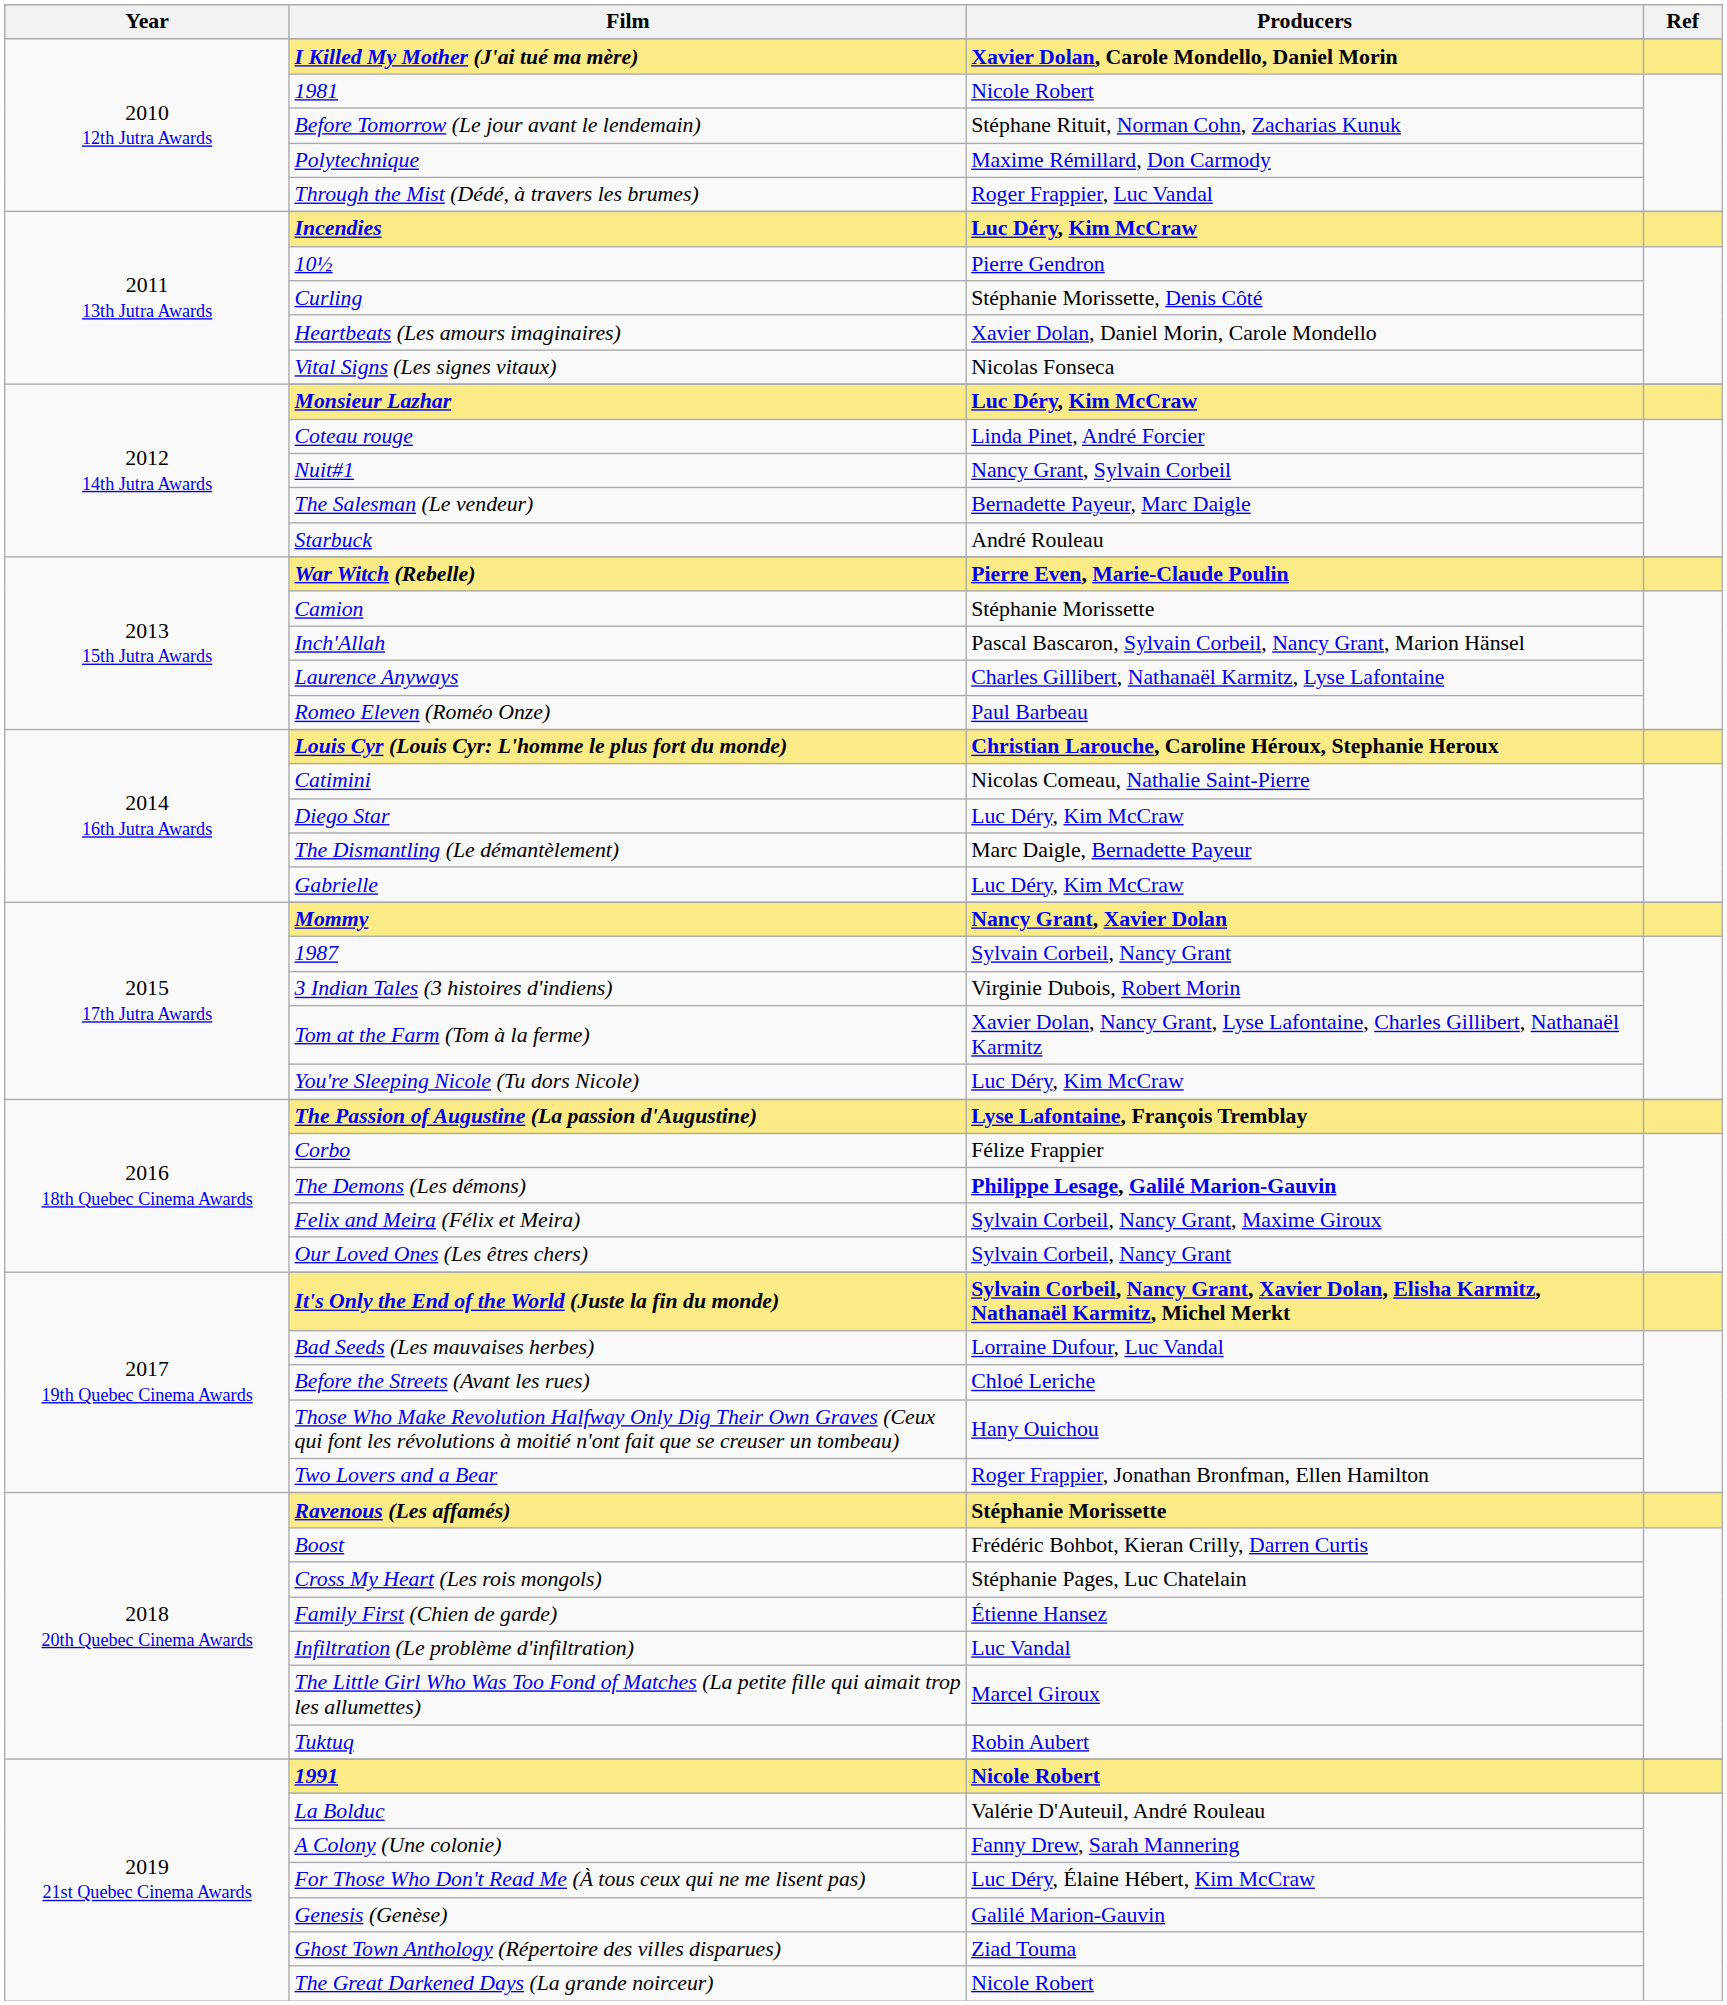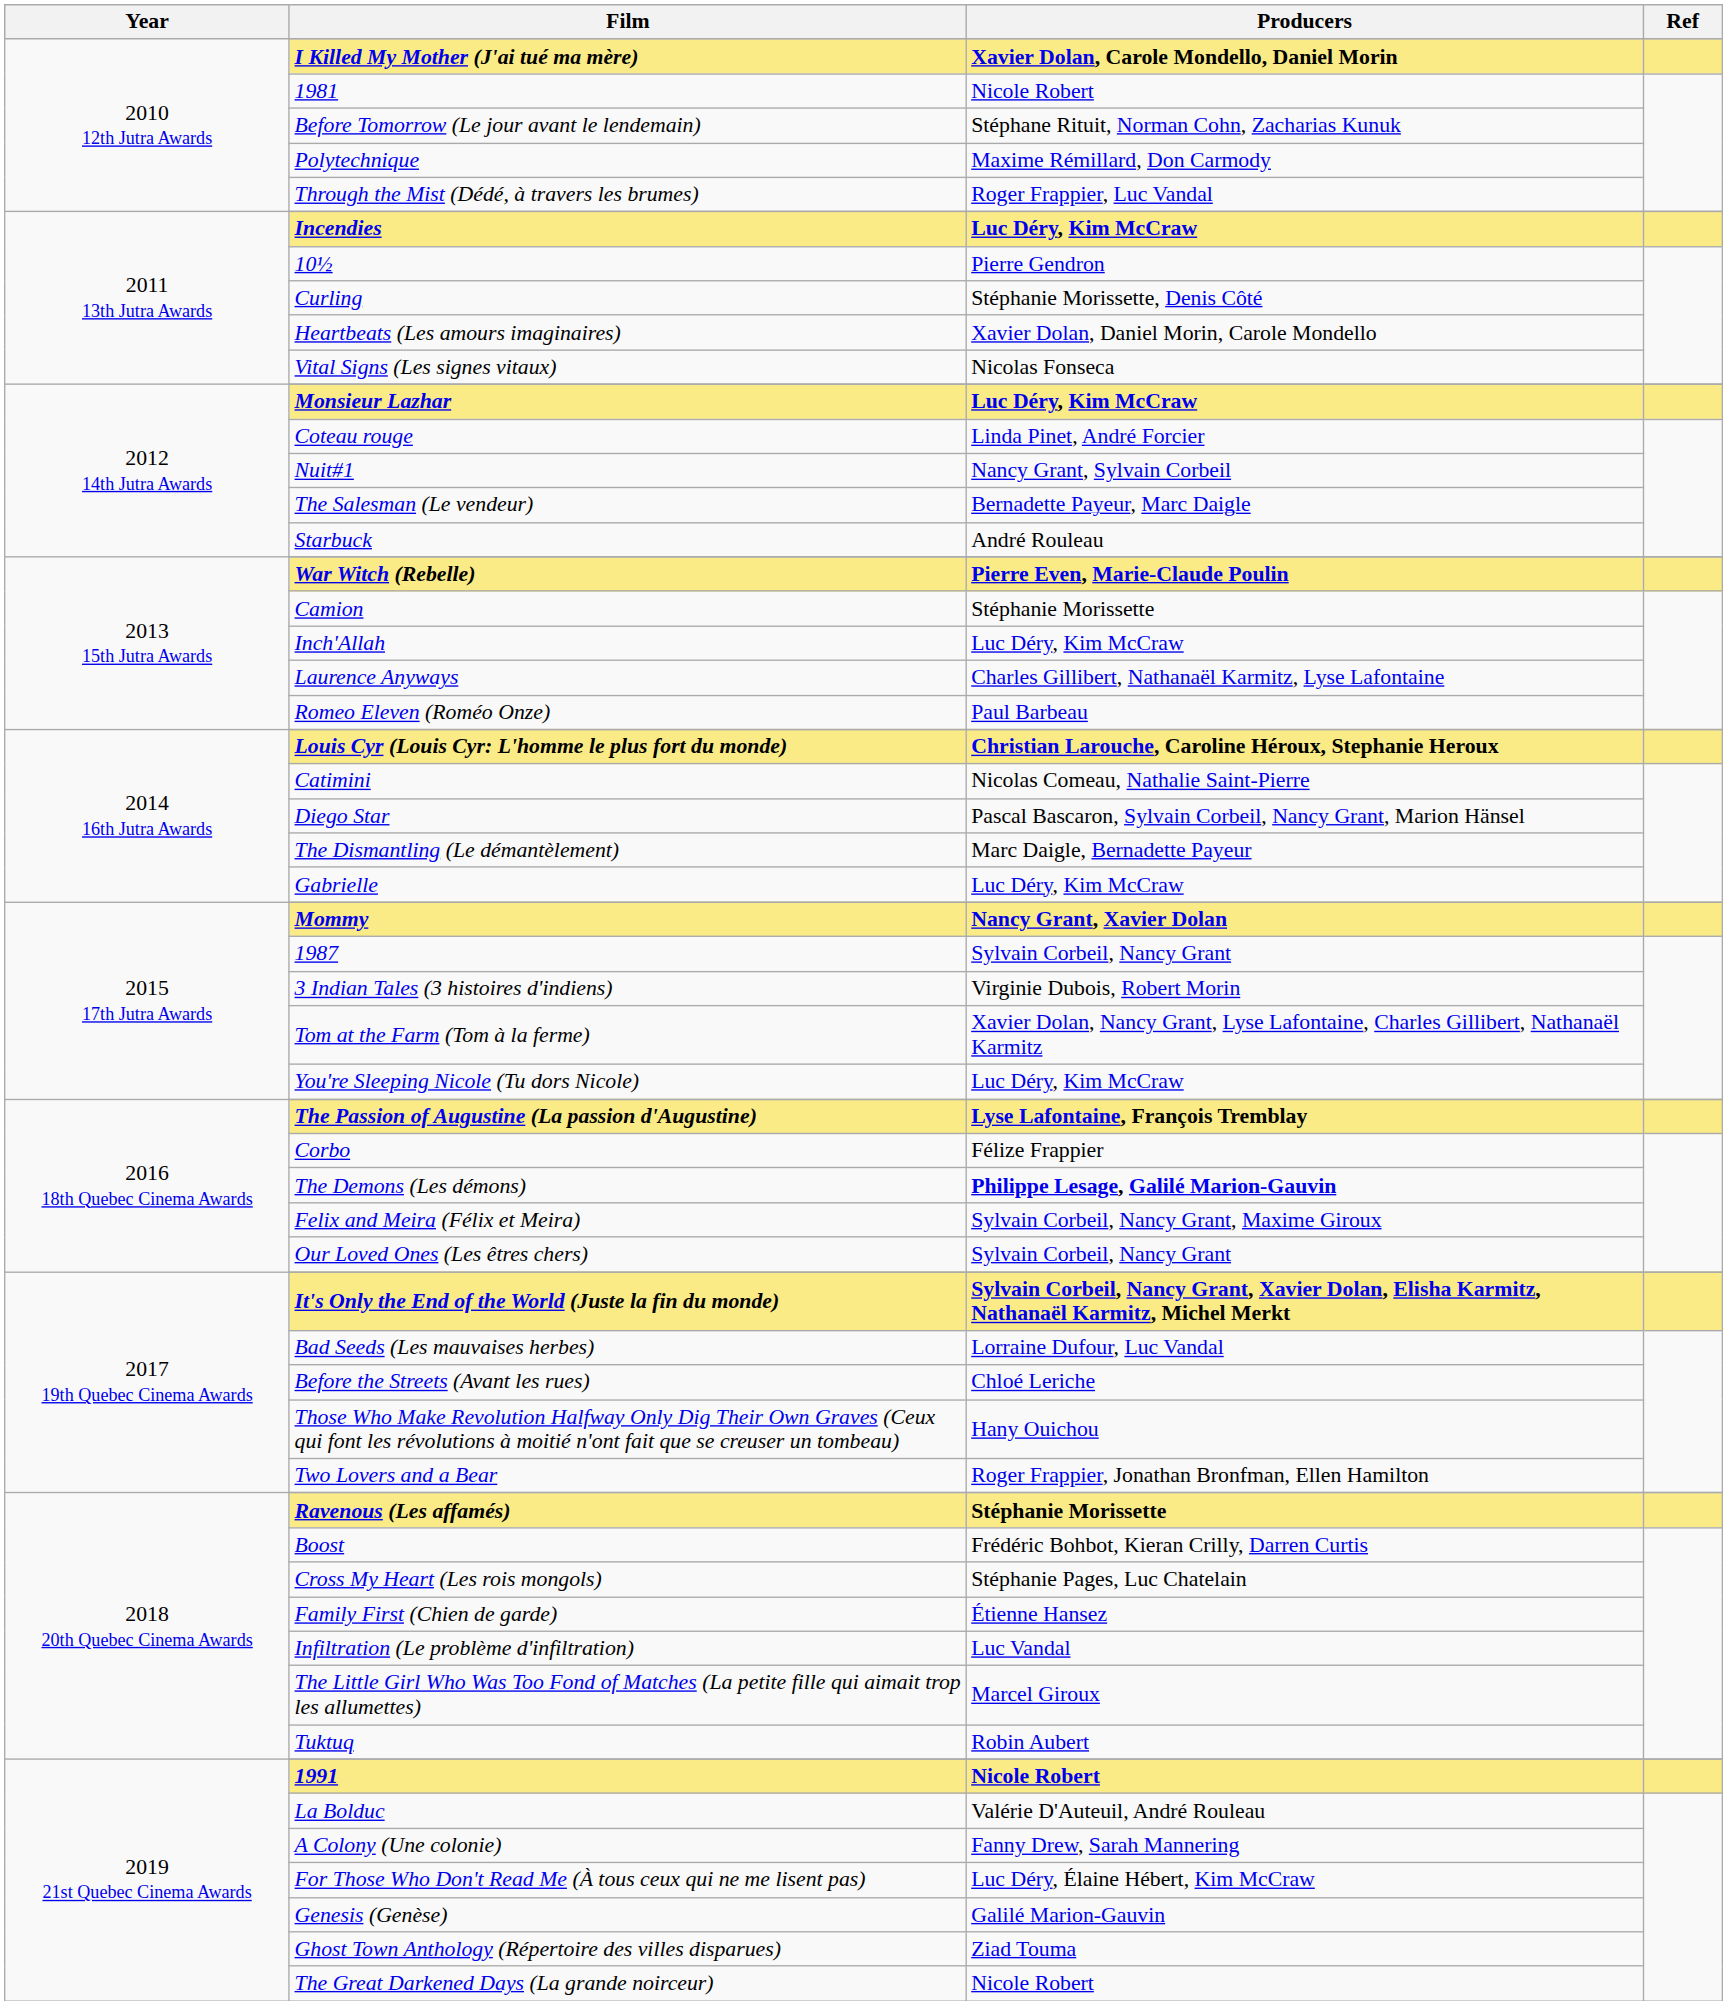(1248, 642) Pascal Bascaron, Sylvain Corbeil, Nancy Grant, Marion Hänsel -> (1077, 642) Luc Déry, Kim McCraw
(1077, 815) Luc Déry, Kim McCraw -> (1248, 815) Pascal Bascaron, Sylvain Corbeil, Nancy Grant, Marion Hänsel
